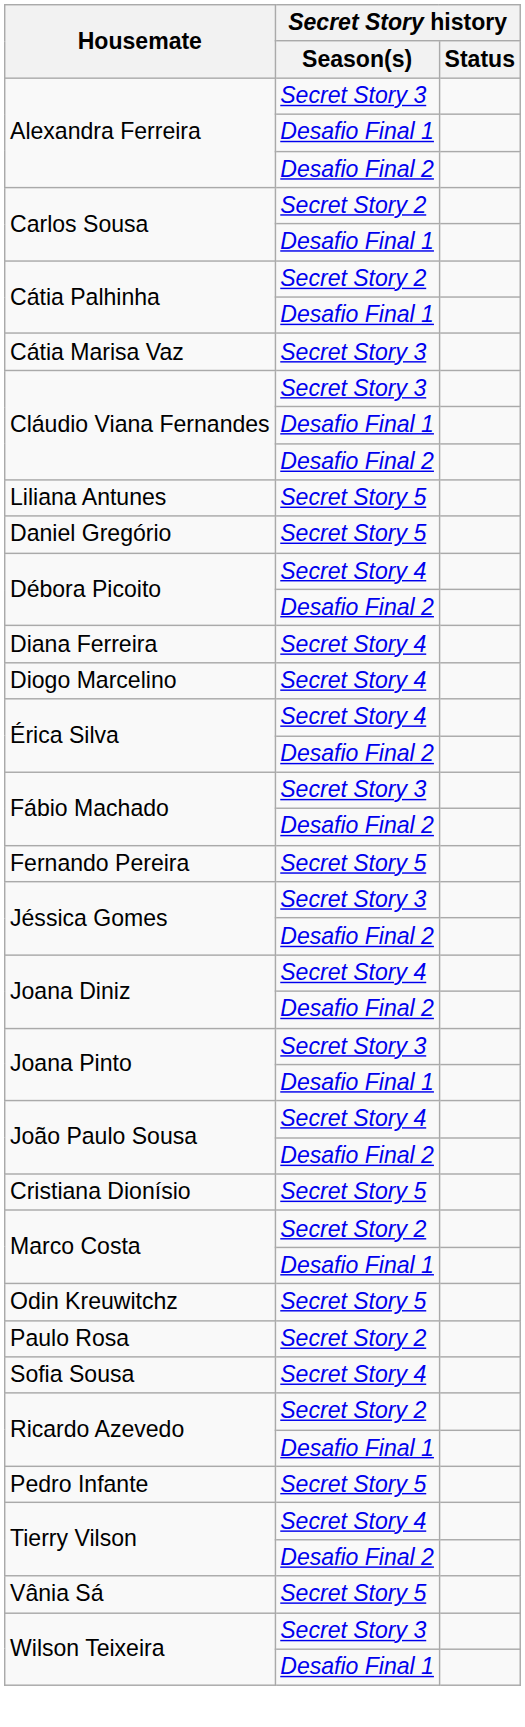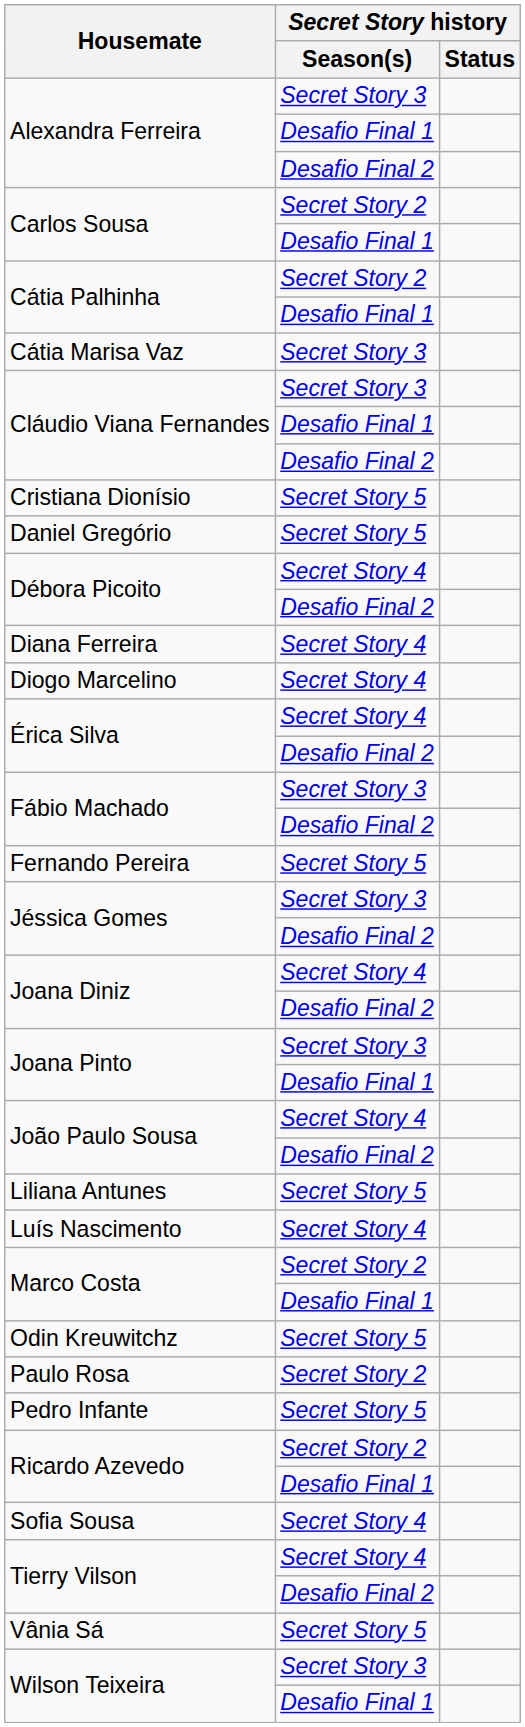rows swapped: (100, 1192) <-> (88, 497)
+ row: (96, 1228)
rows swapped: (79, 1484) <-> (72, 1374)
